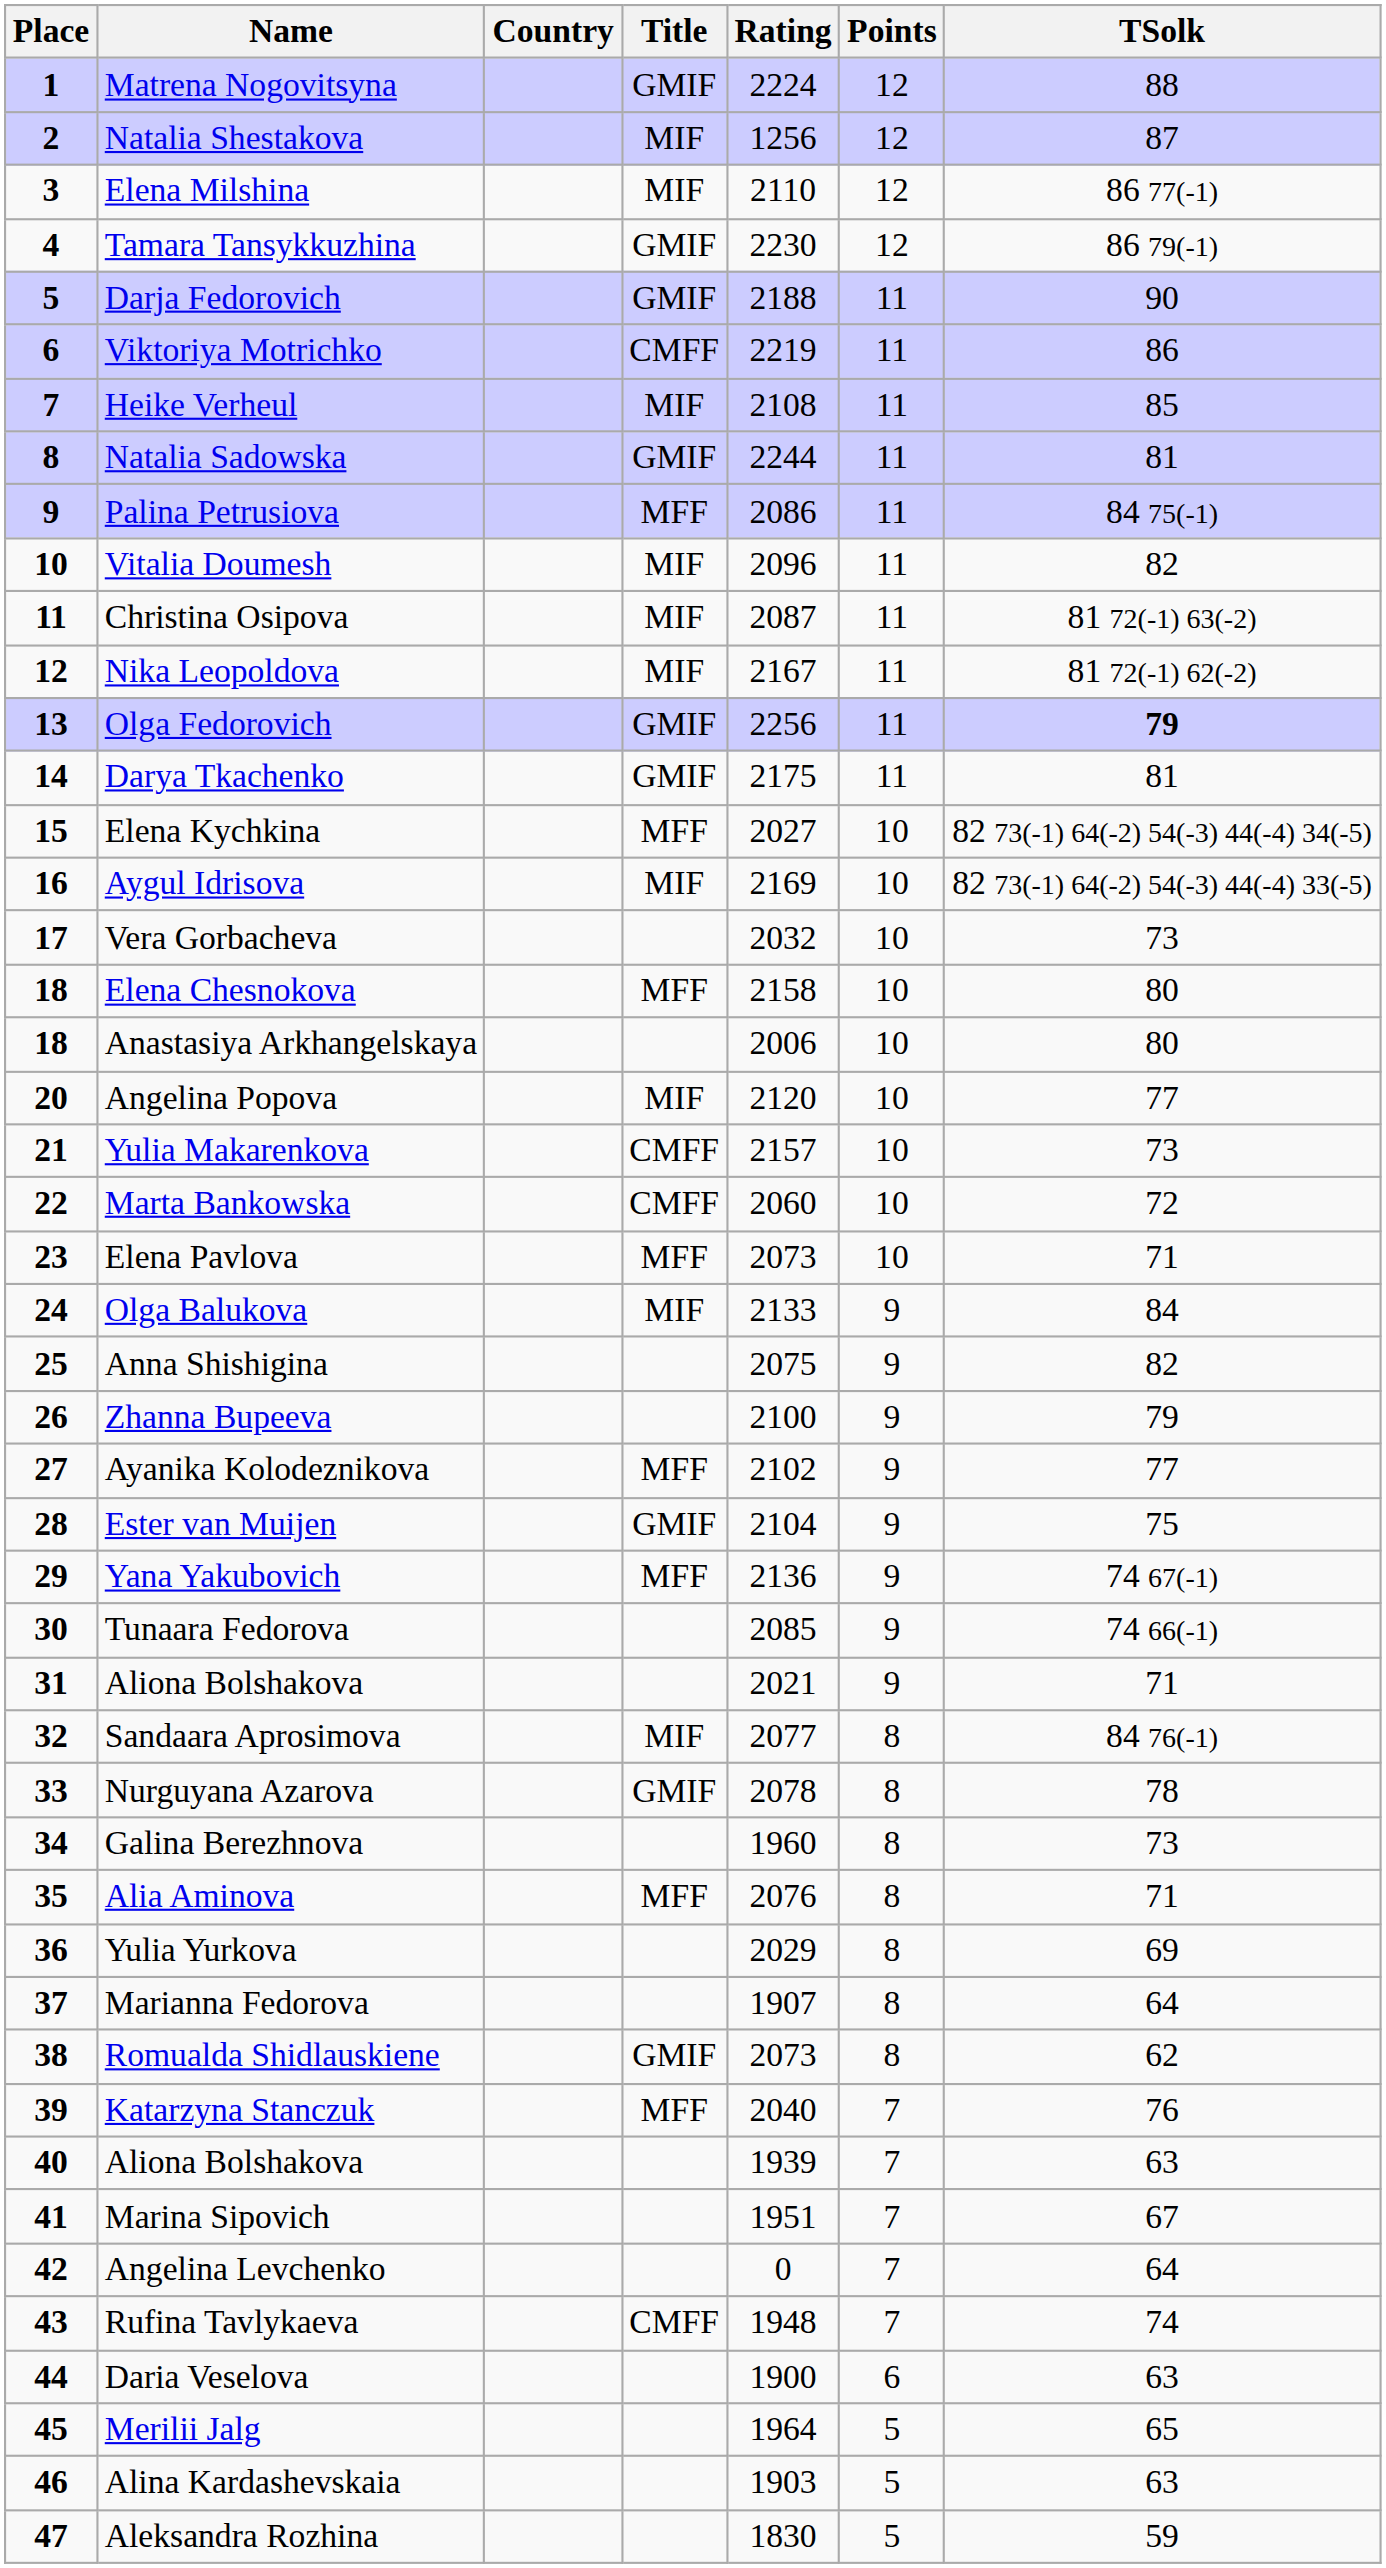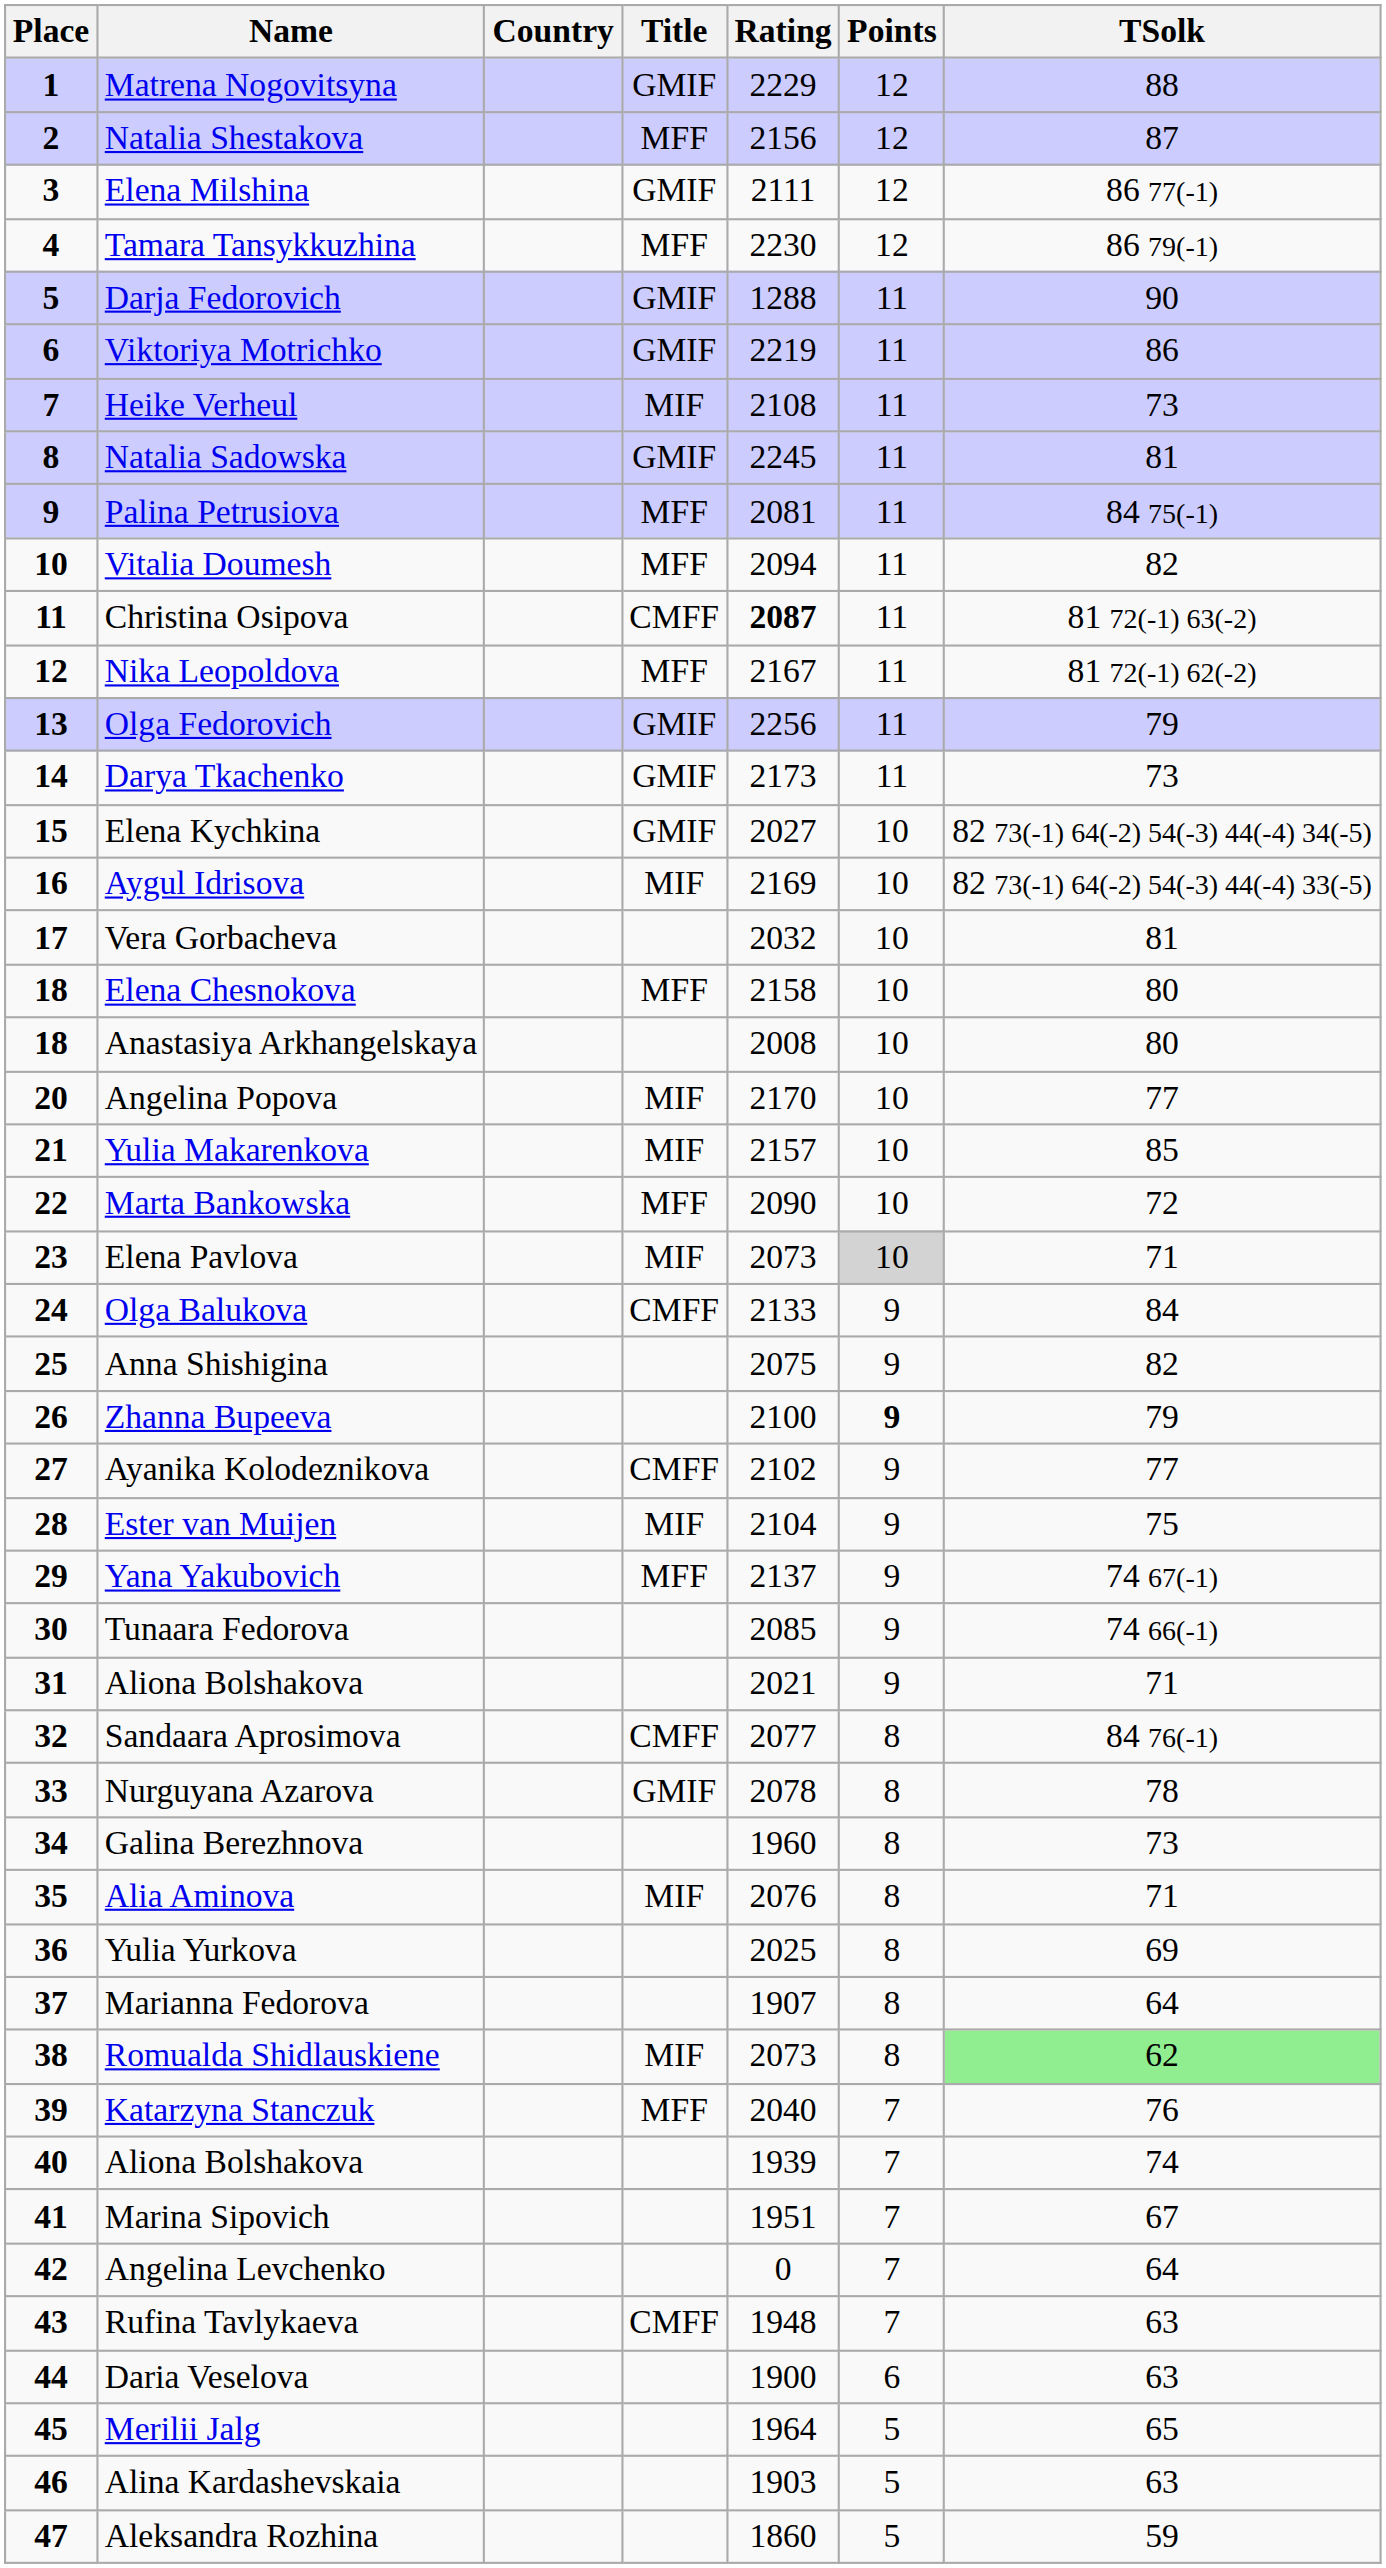(783, 84) 2224 -> (783, 84) 2229
(674, 137) MIF -> (674, 137) MFF
(783, 137) 1256 -> (783, 137) 2156
(674, 191) MIF -> (674, 191) GMIF
(783, 191) 2110 -> (783, 191) 2111
(674, 244) GMIF -> (674, 244) MFF
(783, 297) 2188 -> (783, 297) 1288
(674, 350) CMFF -> (674, 350) GMIF
(1162, 404) 85 -> (1162, 404) 73
(783, 457) 2244 -> (783, 457) 2245
(783, 510) 2086 -> (783, 510) 2081
(674, 564) MIF -> (674, 564) MFF
(783, 564) 2096 -> (783, 564) 2094
(674, 617) MIF -> (674, 617) CMFF
(783, 617) normal -> (783, 617) bold
(674, 670) MIF -> (674, 670) MFF
(1162, 723) bold -> (1162, 723) normal
(783, 777) 2175 -> (783, 777) 2173
(1162, 777) 81 -> (1162, 777) 73
(674, 830) MFF -> (674, 830) GMIF
(1162, 937) 73 -> (1162, 937) 81
(783, 1043) 2006 -> (783, 1043) 2008
(783, 1096) 2120 -> (783, 1096) 2170
(674, 1150) CMFF -> (674, 1150) MIF
(1162, 1150) 73 -> (1162, 1150) 85
(674, 1203) CMFF -> (674, 1203) MFF
(783, 1203) 2060 -> (783, 1203) 2090
(674, 1256) MFF -> (674, 1256) MIF
(892, 1256) no background -> (892, 1256) lightgrey background
(674, 1310) MIF -> (674, 1310) CMFF
(892, 1416) normal -> (892, 1416) bold
(674, 1469) MFF -> (674, 1469) CMFF
(674, 1523) GMIF -> (674, 1523) MIF
(783, 1576) 2136 -> (783, 1576) 2137
(674, 1736) MIF -> (674, 1736) CMFF
(674, 1896) MFF -> (674, 1896) MIF
(783, 1949) 2029 -> (783, 1949) 2025
(674, 2056) GMIF -> (674, 2056) MIF
(1162, 2056) no background -> (1162, 2056) lightgreen background
(1162, 2162) 63 -> (1162, 2162) 74
(1162, 2322) 74 -> (1162, 2322) 63
(783, 2535) 1830 -> (783, 2535) 1860
